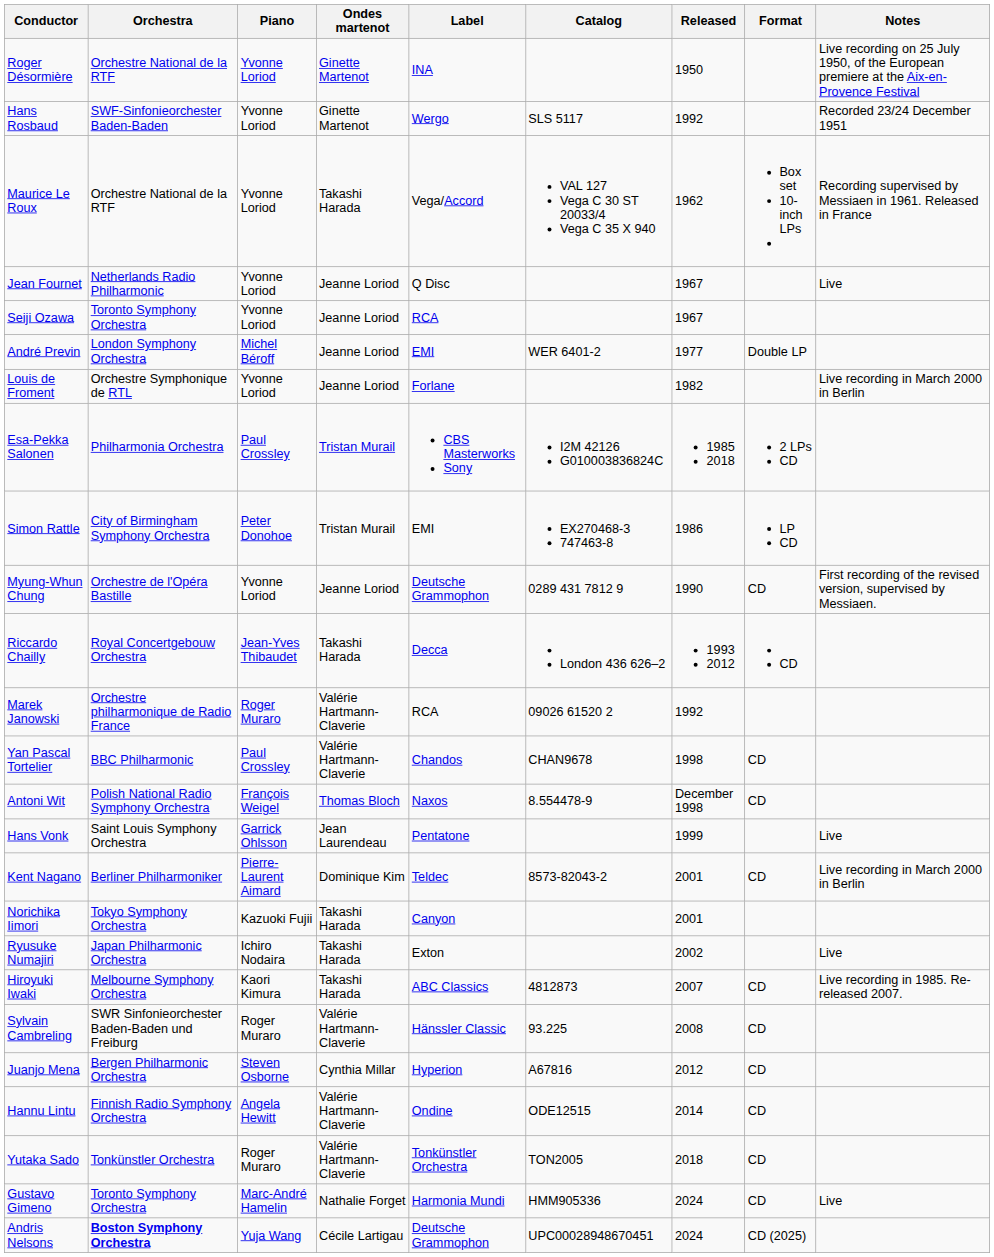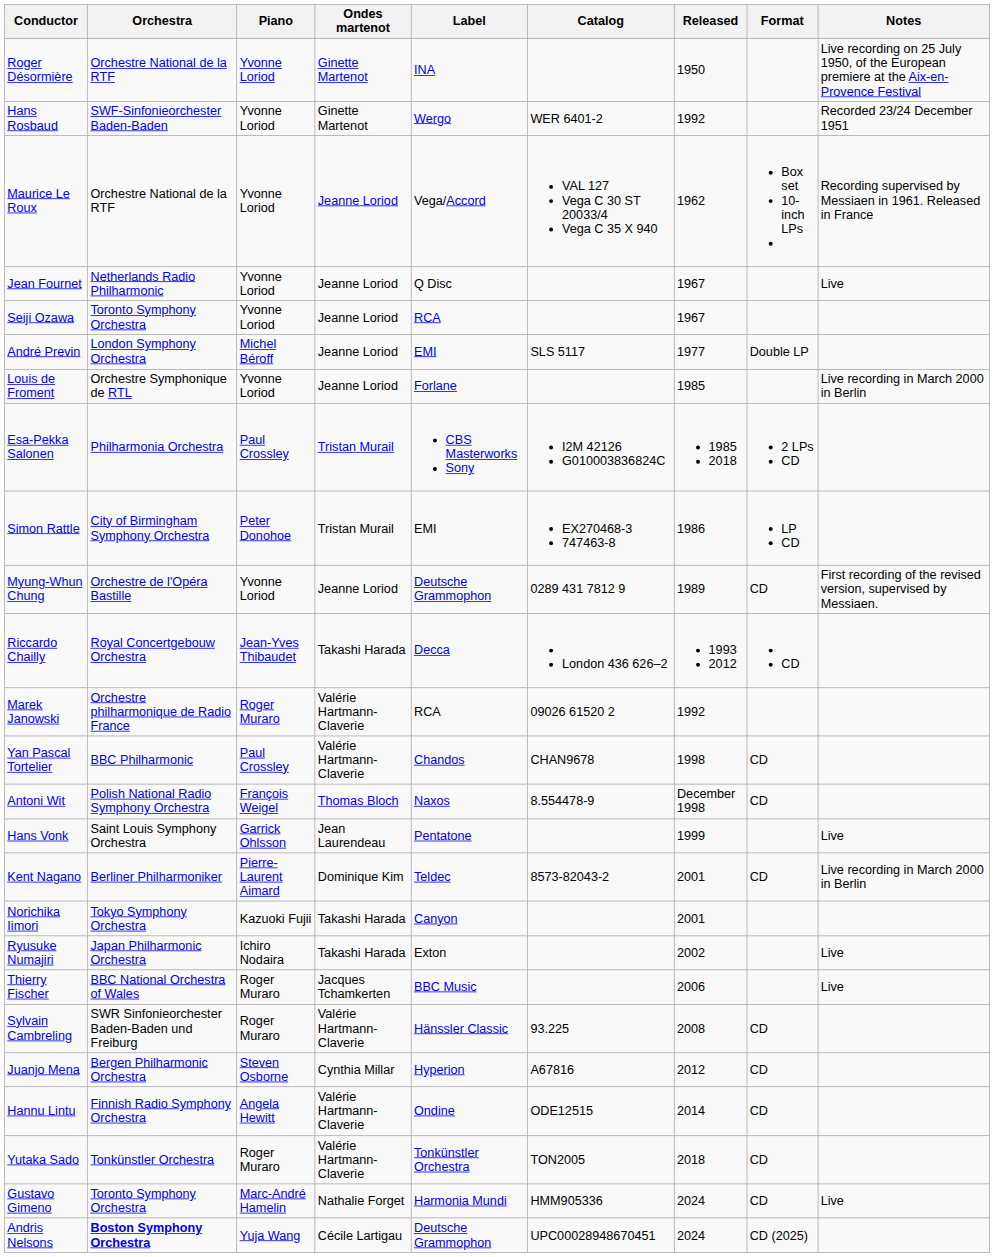(556, 118) SLS 5117 -> (567, 118) WER 6401-2
(340, 201) Takashi Harada -> (358, 201) Jeanne Loriod
(565, 352) WER 6401-2 -> (558, 352) SLS 5117
(689, 386) 1982 -> (691, 386) 1985
(689, 589) 1990 -> (691, 589) 1989
+ row: (28, 987)
- row: (30, 987)
